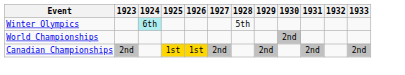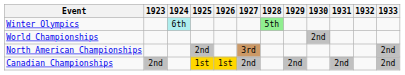(243, 24) no background -> (272, 24) lightgreen background
+ row: (74, 50)
